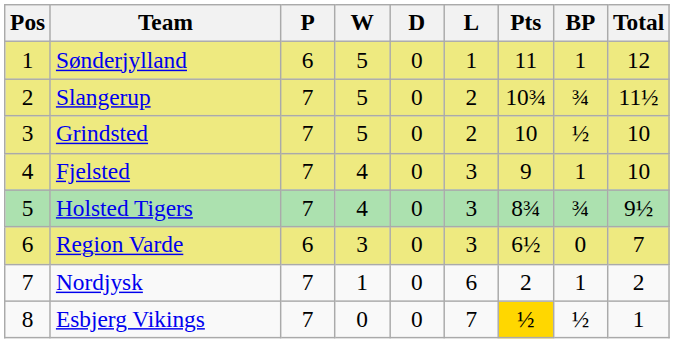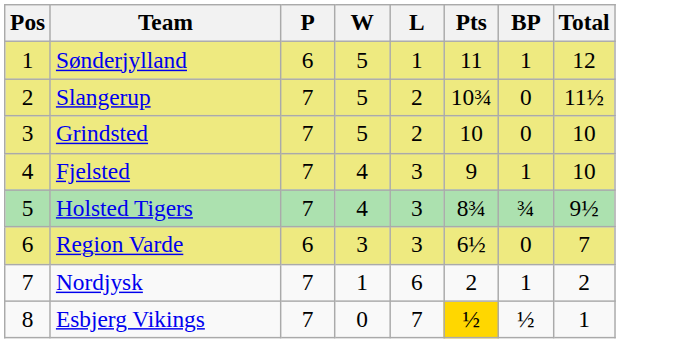- column: (417, 23)
(580, 97) ¾ -> (526, 97) 0
(580, 134) ½ -> (526, 134) 0
